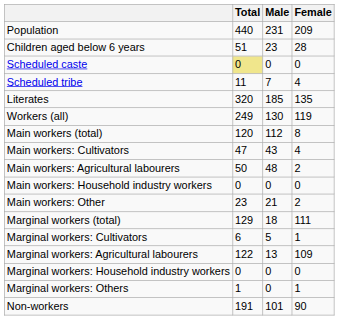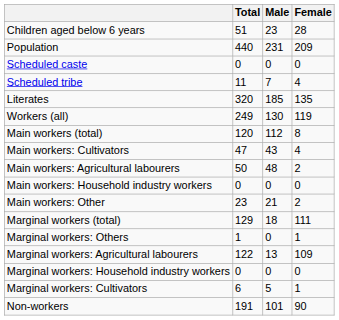rows swapped: (33, 30) <-> (76, 47)
(238, 64) khaki background -> (238, 64) no background
rows swapped: (77, 237) <-> (68, 289)
